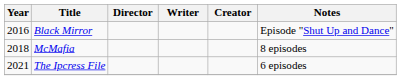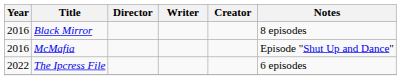(327, 30) Episode "Shut Up and Dance" -> (283, 30) 8 episodes
(18, 48) 2018 -> (18, 48) 2016
(283, 48) 8 episodes -> (327, 48) Episode "Shut Up and Dance"
(18, 65) 2021 -> (18, 65) 2022
